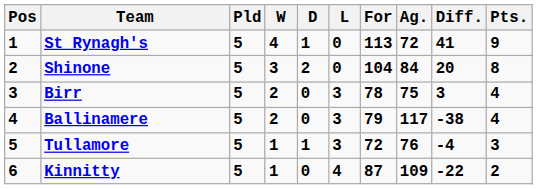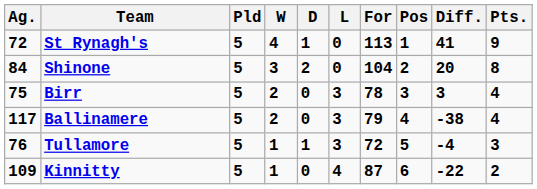columns swapped: (23, 17) <-> (414, 17)
